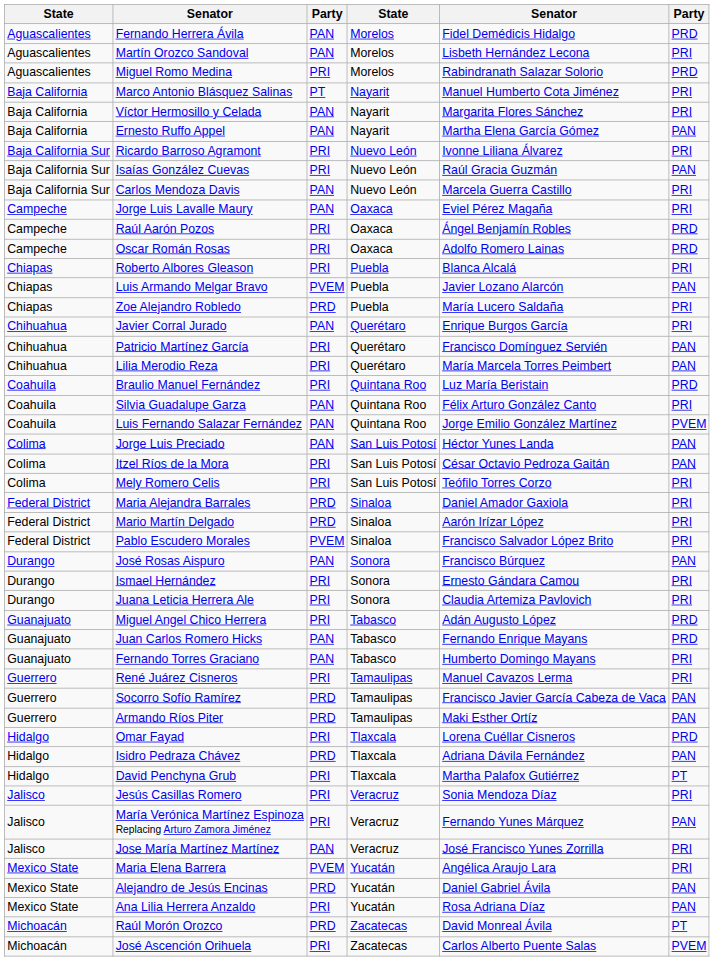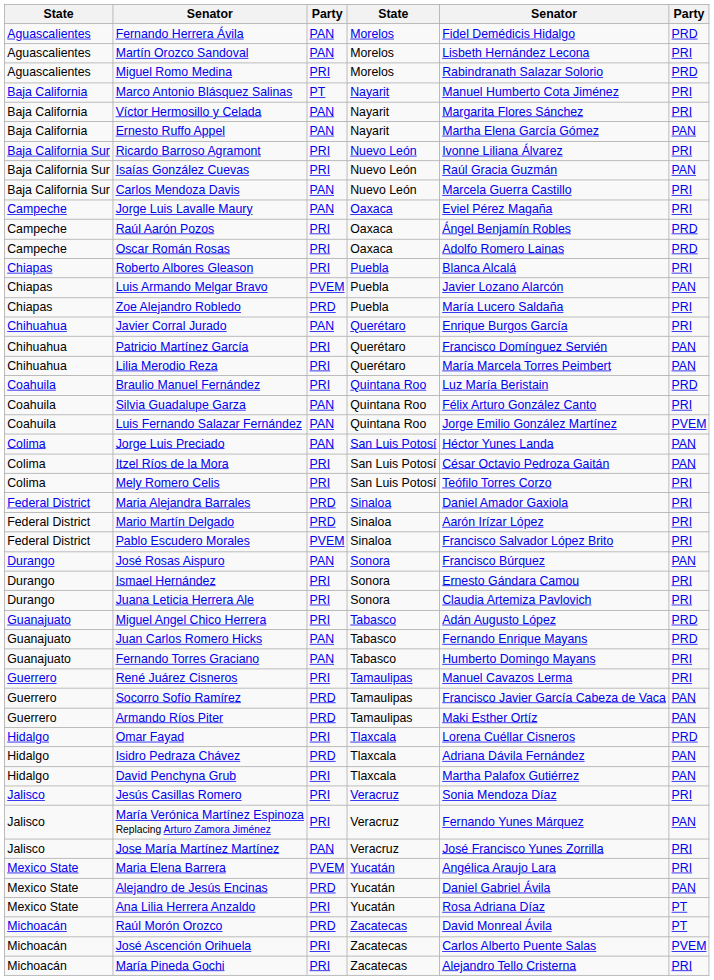(679, 776) PT -> (684, 776) PAN
(684, 907) PAN -> (679, 907) PT
+ row: (170, 965)
